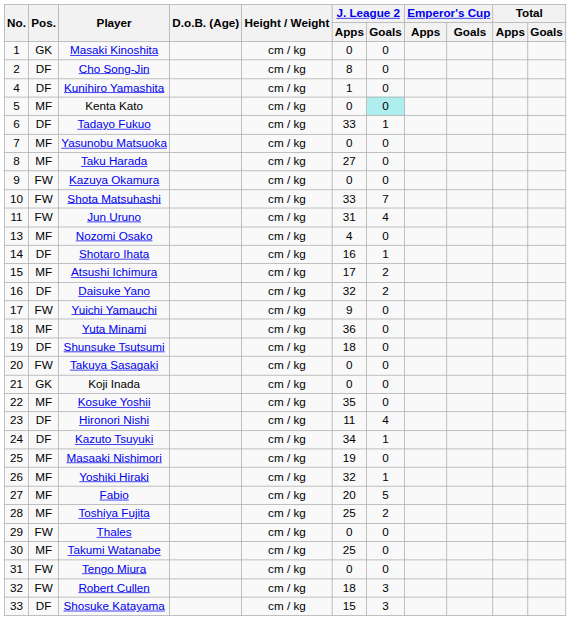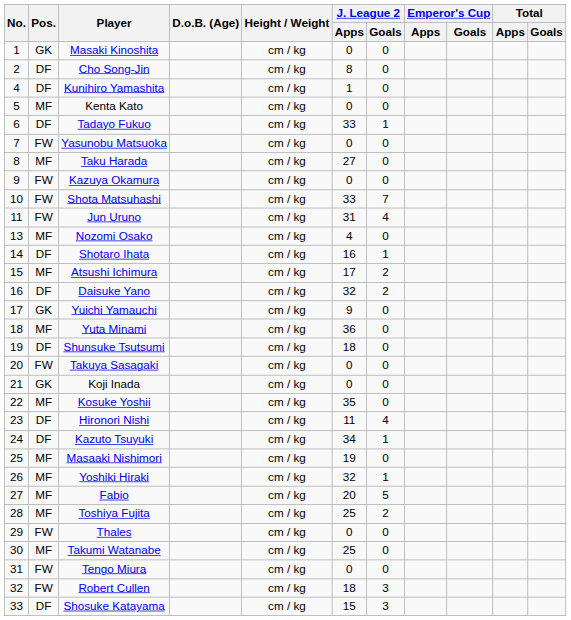(386, 106) paleturquoise background -> (386, 106) no background
(44, 143) MF -> (44, 143) FW
(44, 310) FW -> (44, 310) GK
